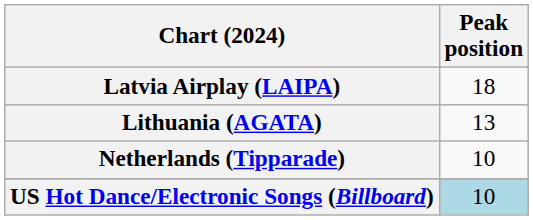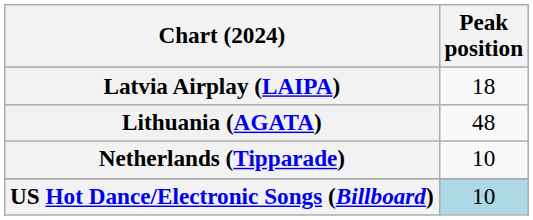(484, 122) 13 -> (484, 122) 48
